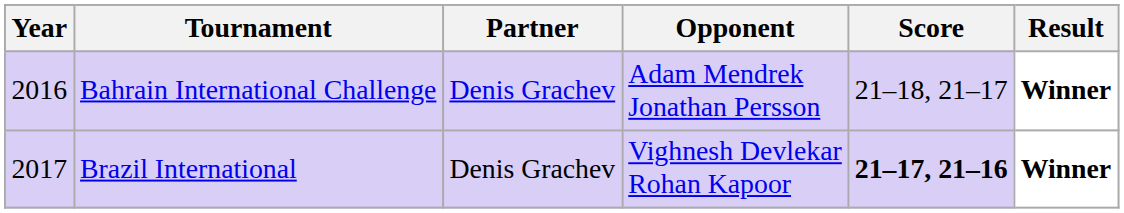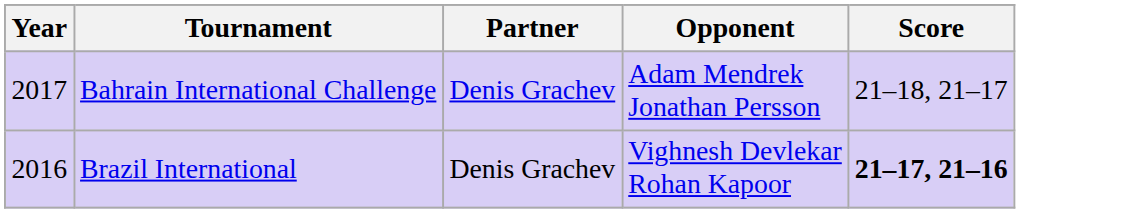- column: (1066, 27)
(39, 90) 2016 -> (39, 90) 2017
(39, 168) 2017 -> (39, 168) 2016
